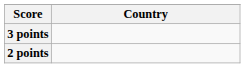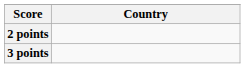rows swapped: (28, 33) <-> (28, 53)
